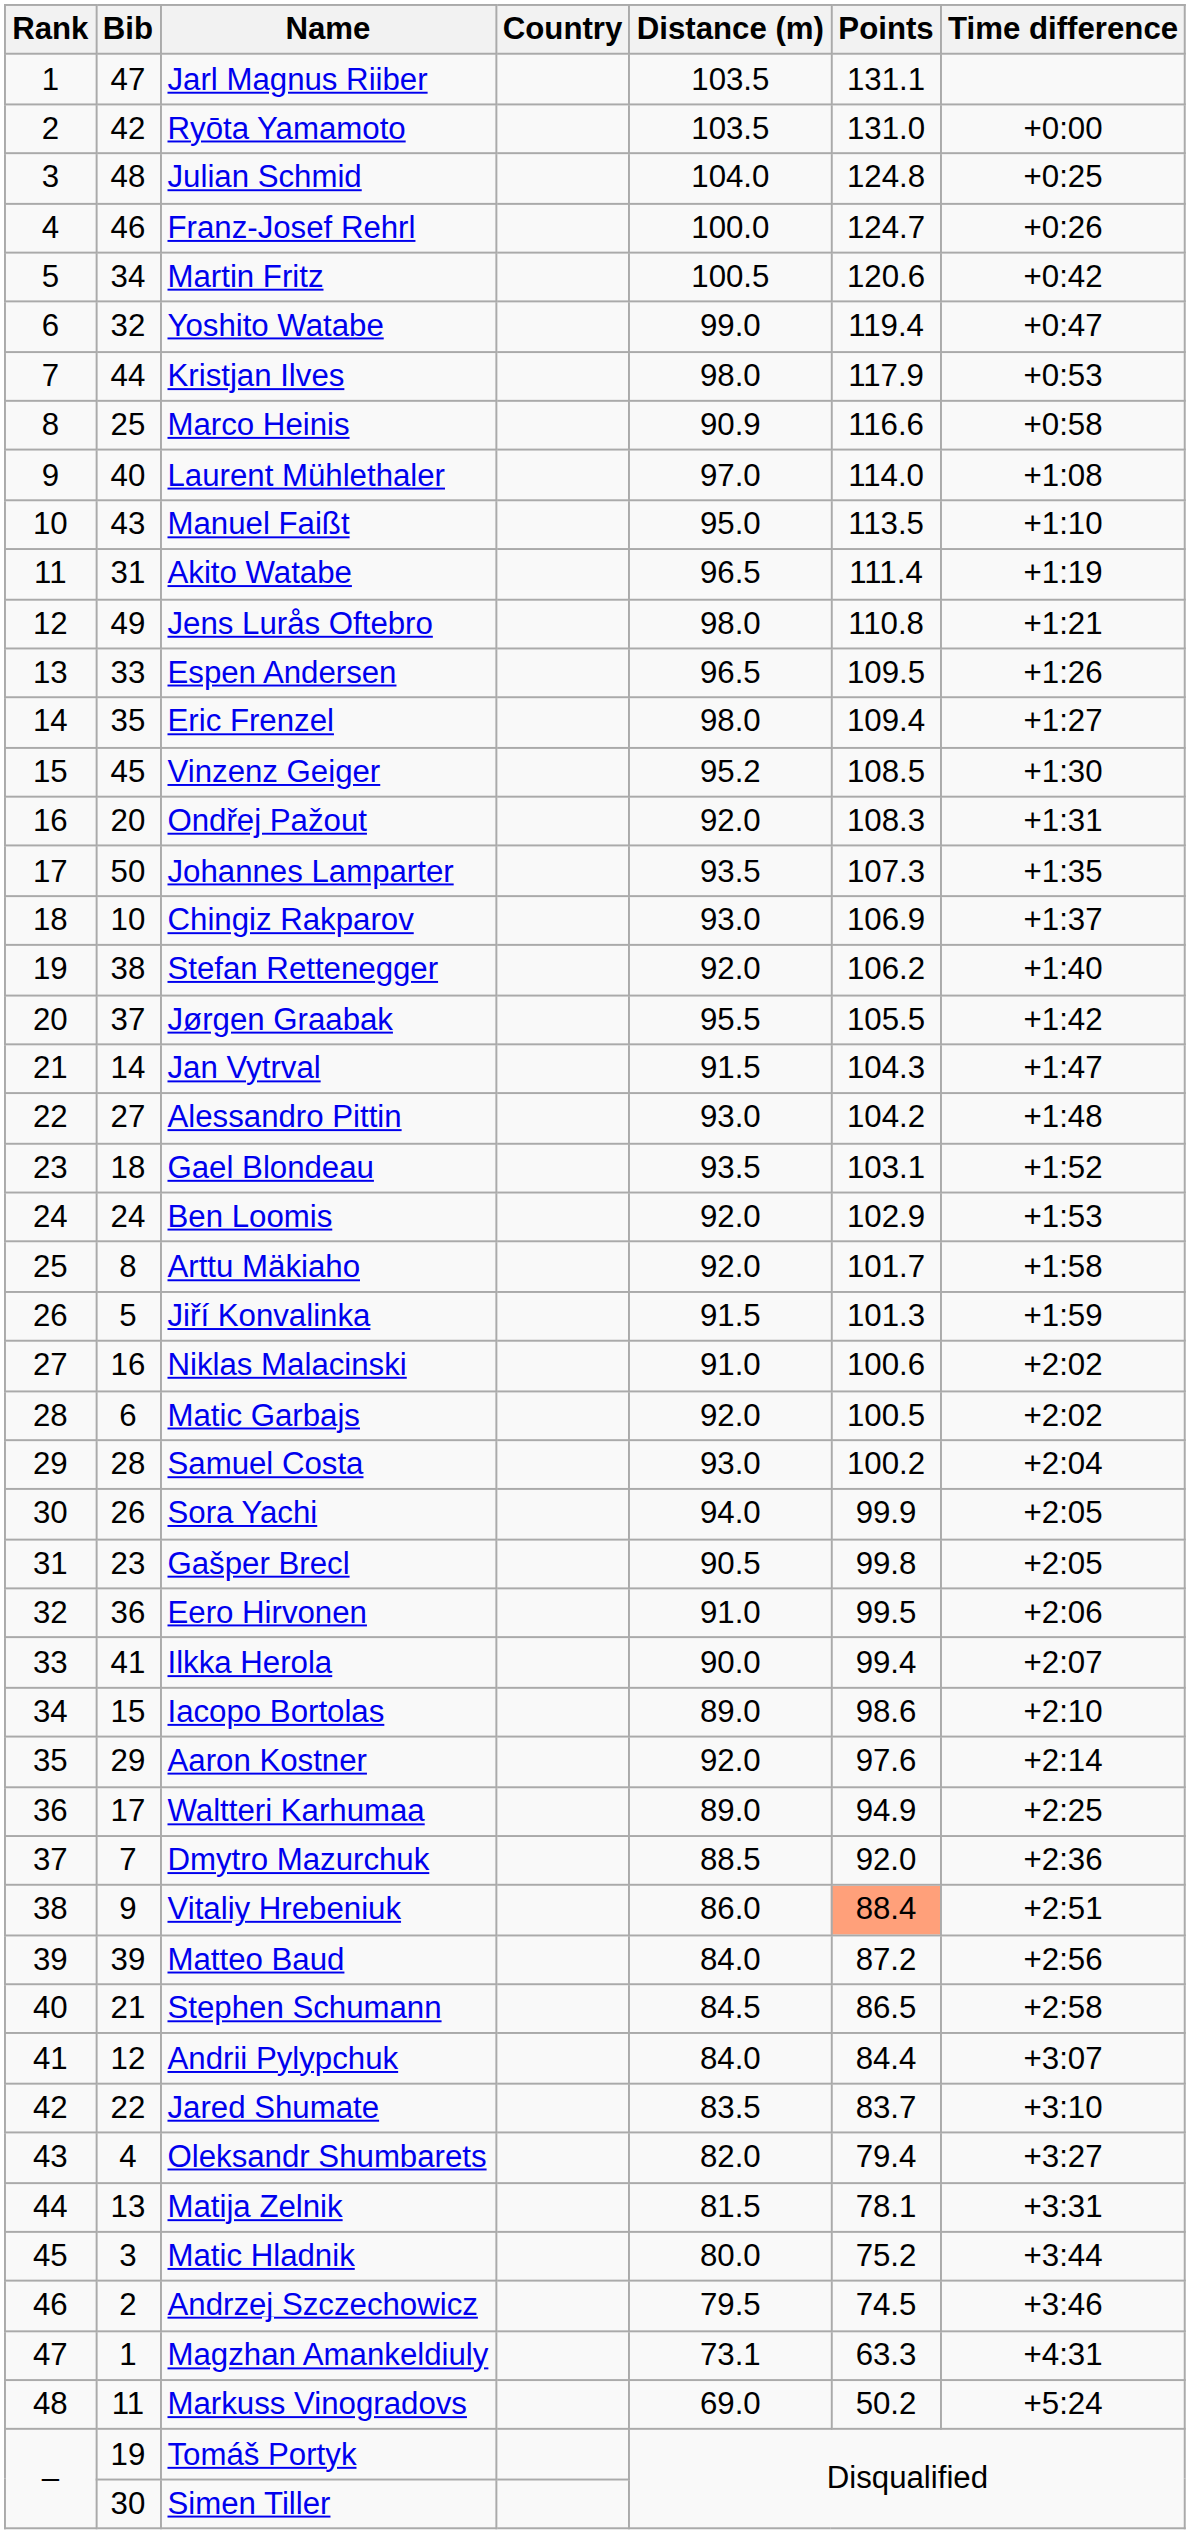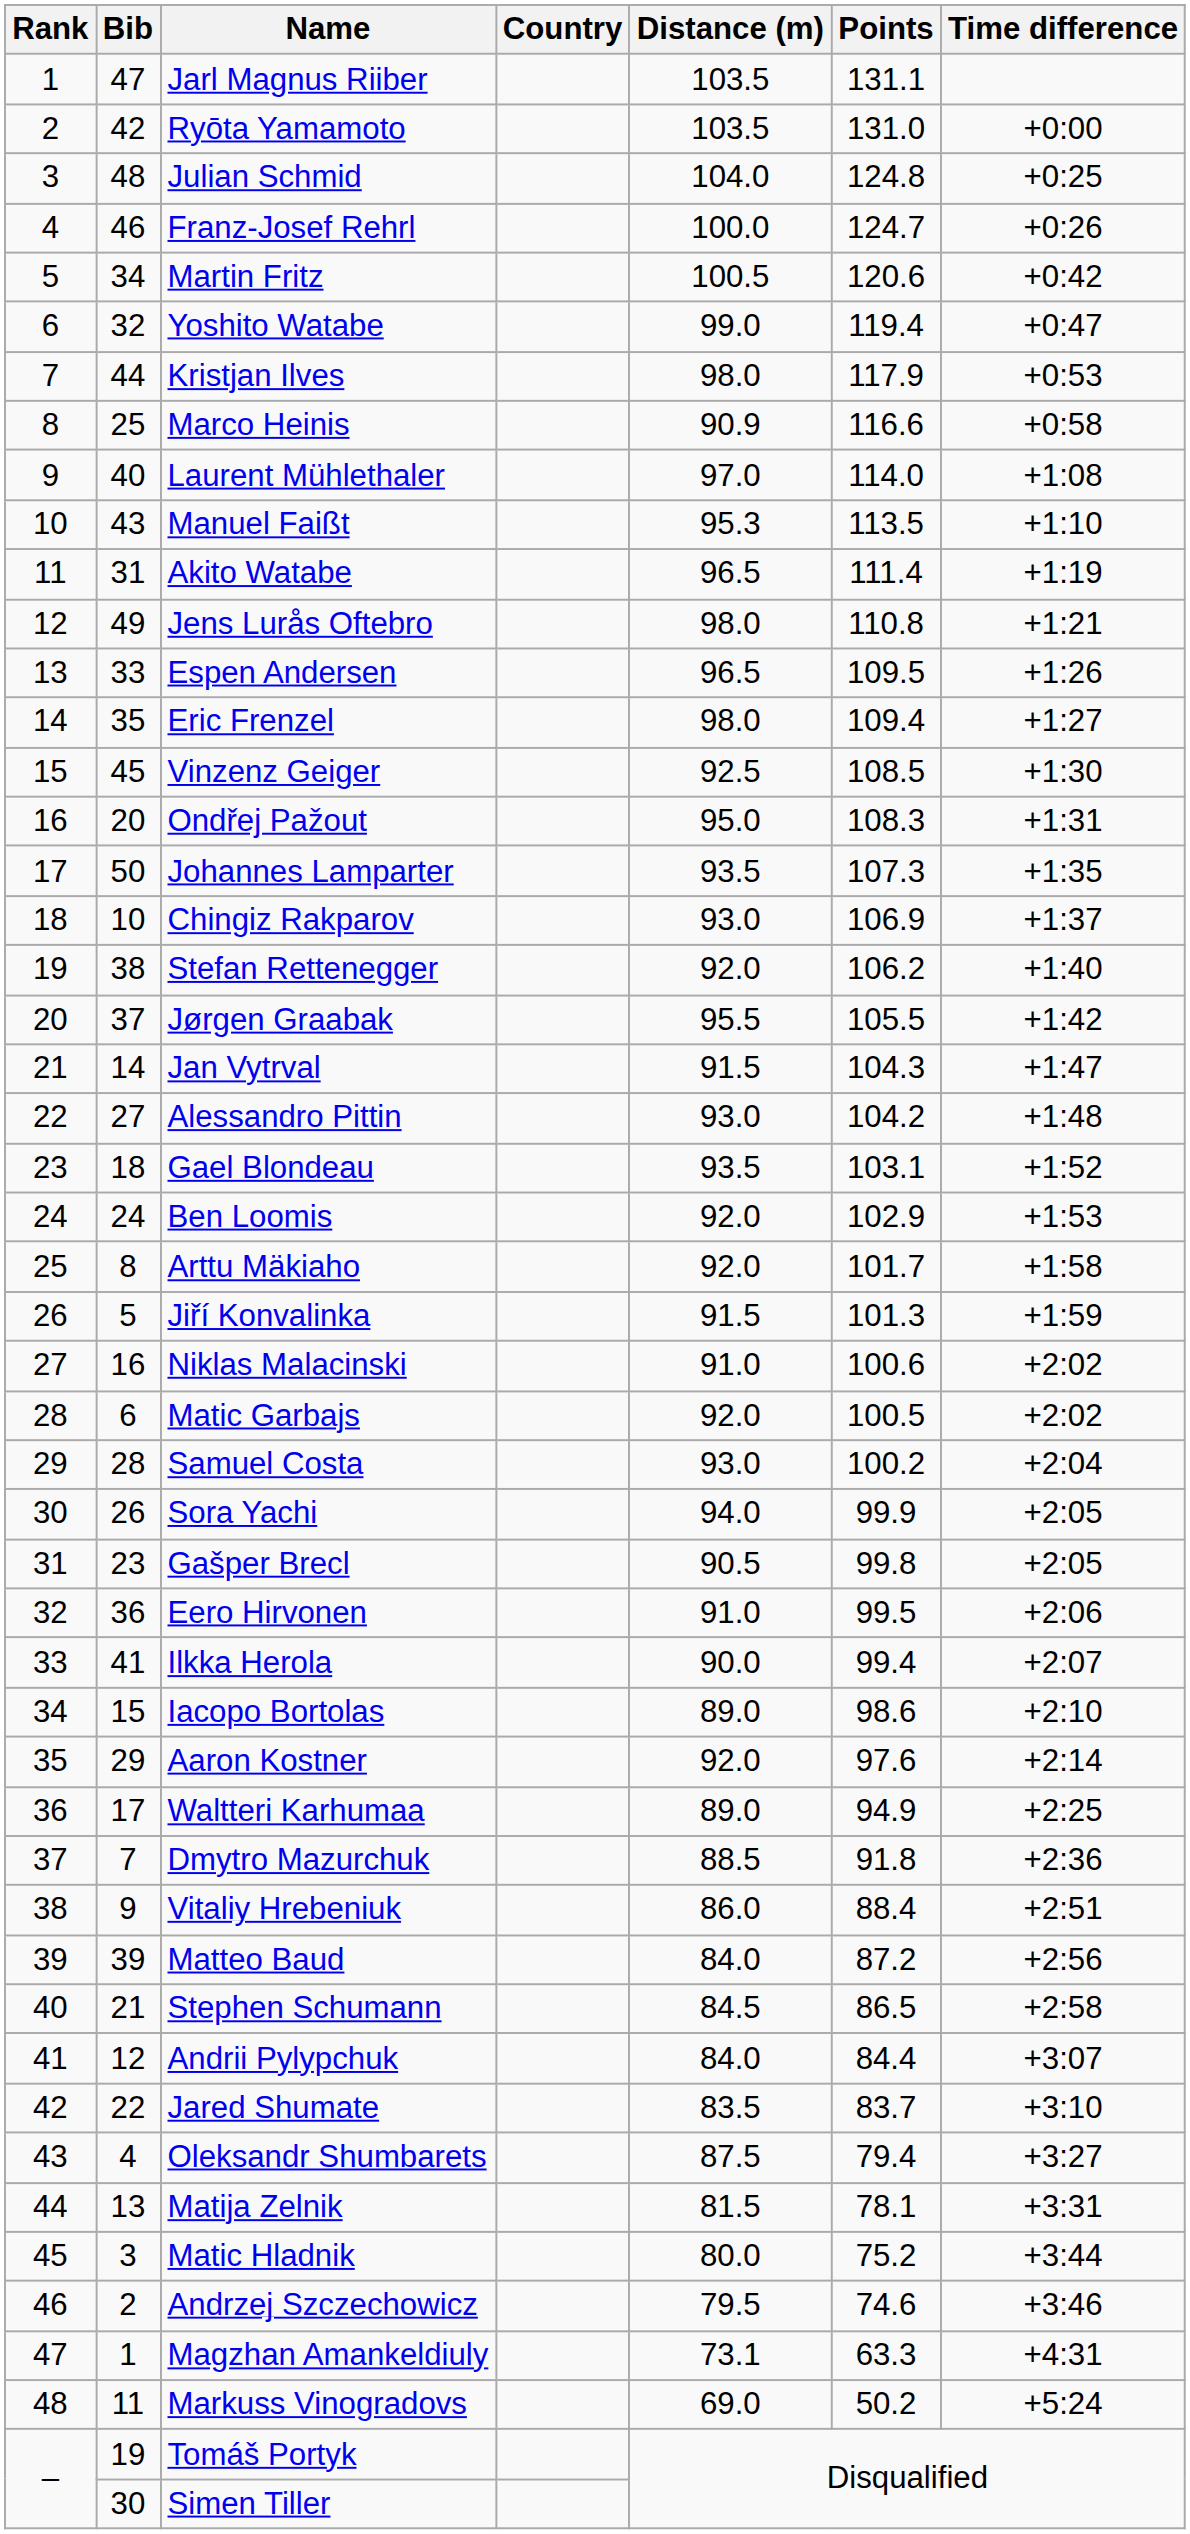(730, 524) 95.0 -> (730, 524) 95.3
(730, 771) 95.2 -> (730, 771) 92.5
(730, 820) 92.0 -> (730, 820) 95.0
(886, 1860) 92.0 -> (886, 1860) 91.8
(886, 1909) lightsalmon background -> (886, 1909) no background
(730, 2156) 82.0 -> (730, 2156) 87.5
(886, 2305) 74.5 -> (886, 2305) 74.6
